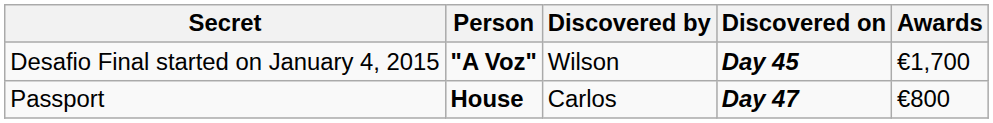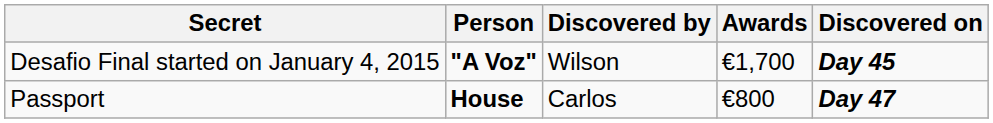columns swapped: (804, 23) <-> (940, 23)
